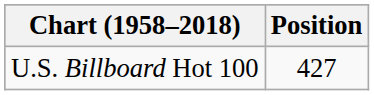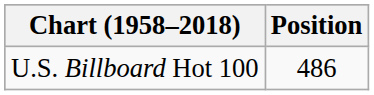(317, 67) 427 -> (317, 67) 486
